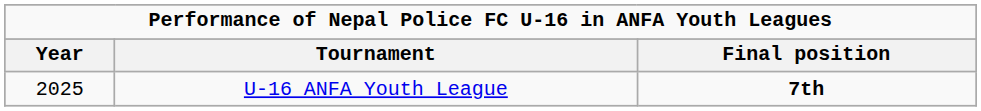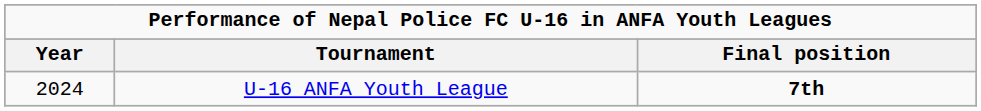(60, 89) 2025 -> (60, 89) 2024
